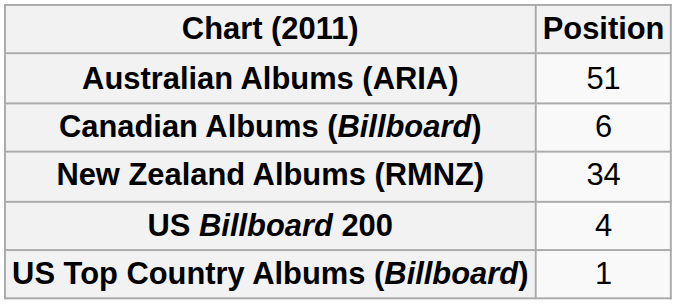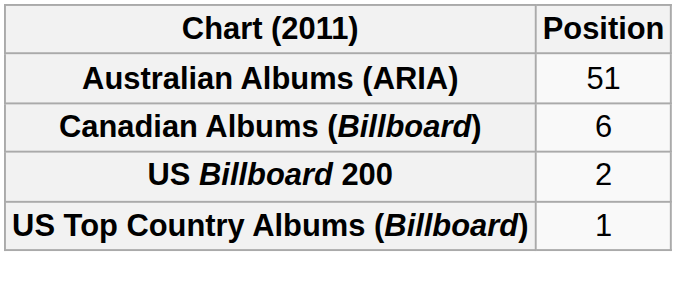- row: (270, 175)
(604, 224) 4 -> (604, 175) 2
